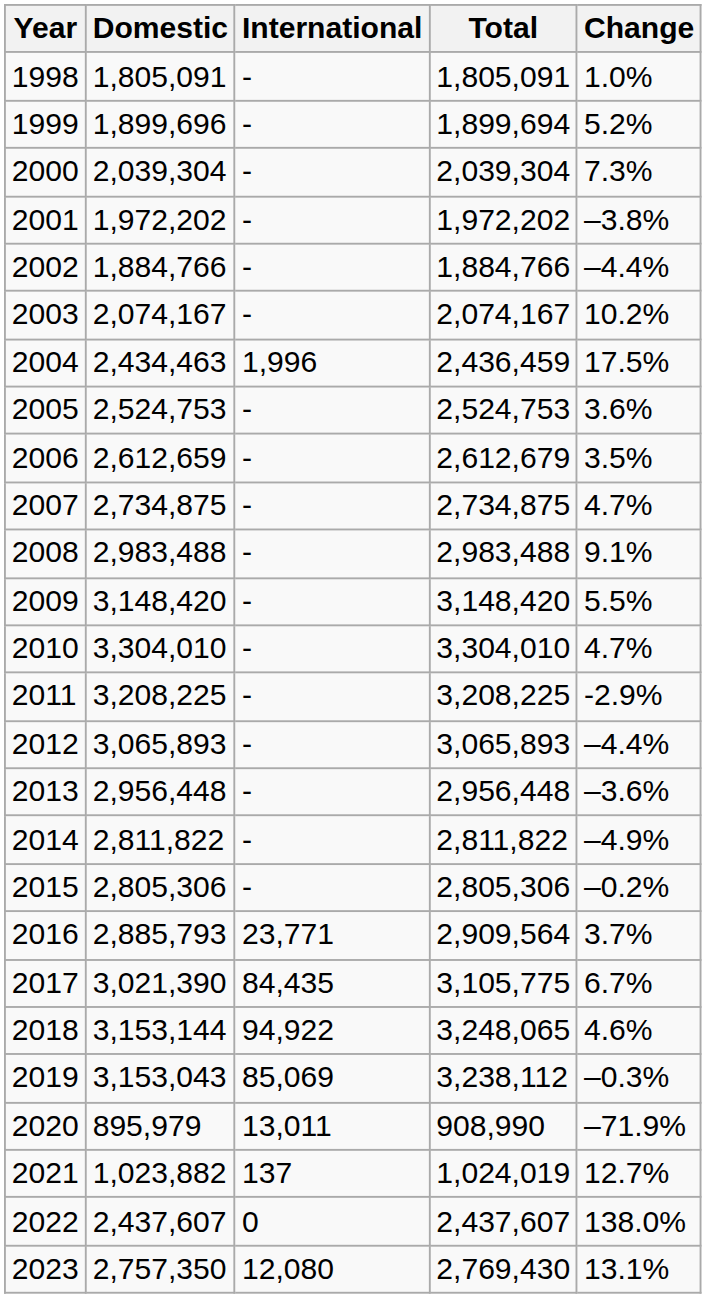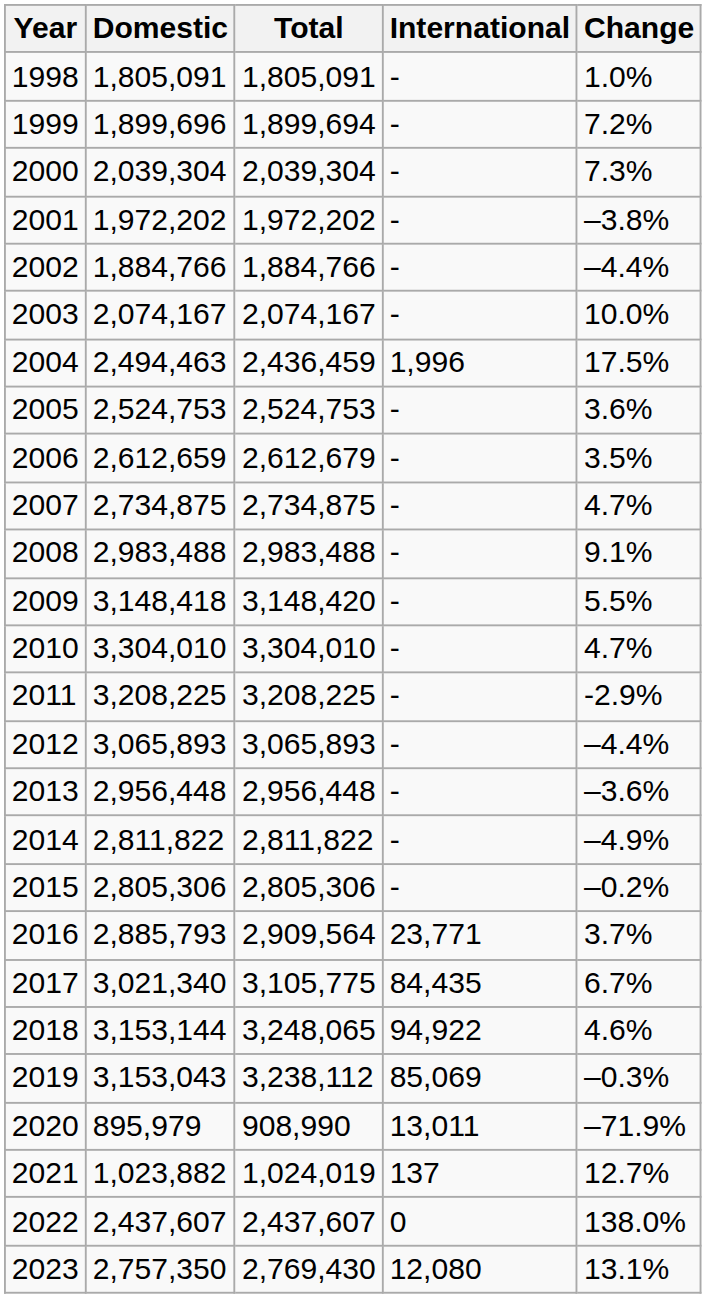columns swapped: (332, 28) <-> (503, 28)
(618, 123) 5.2% -> (618, 123) 7.2%
(627, 314) 10.2% -> (627, 314) 10.0%
(160, 362) 2,434,463 -> (160, 362) 2,494,463
(160, 600) 3,148,420 -> (160, 600) 3,148,418
(160, 982) 3,021,390 -> (160, 982) 3,021,340
